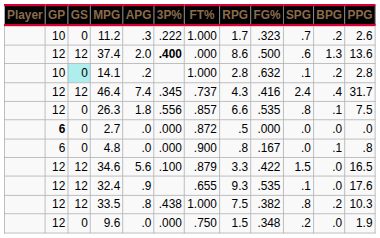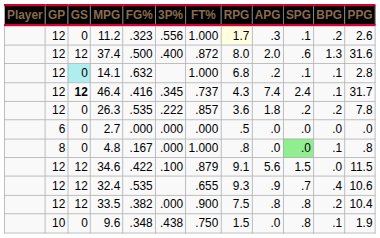columns swapped: (267, 15) <-> (139, 15)
(59, 35) 10 -> (59, 35) 12
(170, 35) .222 -> (172, 35) .556
(240, 35) no background -> (241, 35) lightyellow background
(306, 35) .7 -> (306, 35) .1
(170, 54) bold -> (172, 54) normal
(205, 54) .000 -> (207, 54) .872
(240, 54) 8.6 -> (241, 54) 8.0
(361, 54) 13.6 -> (361, 54) 31.6
(59, 73) 10 -> (59, 73) 12
(240, 73) 2.8 -> (241, 73) 6.8
(337, 73) .2 -> (337, 73) .1
(81, 91) normal -> (81, 91) bold
(337, 91) .4 -> (337, 91) .1
(170, 110) .556 -> (172, 110) .222
(240, 110) 6.6 -> (241, 110) 3.6
(306, 110) .8 -> (306, 110) .2
(337, 110) .1 -> (337, 110) .2
(364, 110) 7.5 -> (364, 110) 7.8
(62, 129) bold -> (62, 129) normal
(205, 129) .872 -> (207, 129) .000
(62, 148) 6 -> (62, 148) 8
(205, 148) .900 -> (203, 148) 1.000
(306, 148) no background -> (306, 148) lightgreen background
(240, 167) 3.3 -> (241, 167) 9.1
(361, 167) 16.5 -> (361, 167) 11.5
(306, 185) .1 -> (306, 185) .7
(337, 185) .0 -> (337, 185) .4
(361, 185) 17.6 -> (361, 185) 10.6
(170, 204) .438 -> (172, 204) .000
(202, 204) 1.000 -> (207, 204) .900
(361, 204) 10.3 -> (361, 204) 10.4
(59, 223) 12 -> (59, 223) 10
(170, 223) .000 -> (172, 223) .438
(306, 223) .2 -> (306, 223) .8
(337, 223) .0 -> (337, 223) .1
